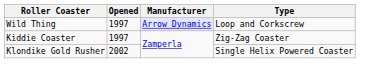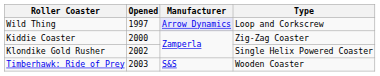(119, 38) 1997 -> (138, 38) 2000
+ row: (65, 64)
